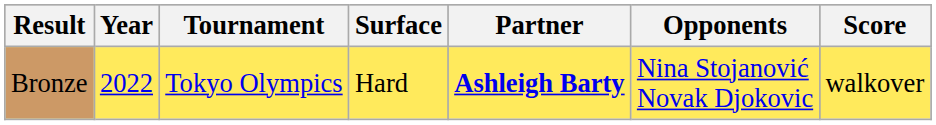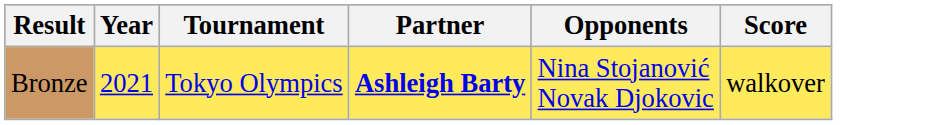- column: (398, 25)
(126, 82) 2022 -> (126, 82) 2021
